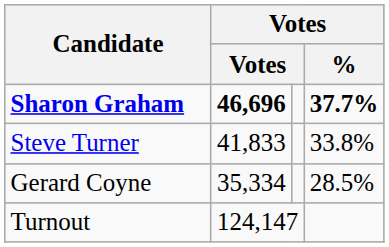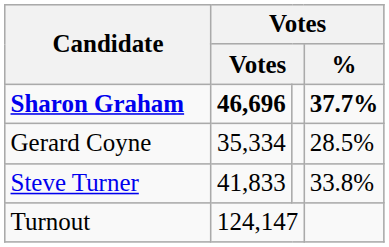rows swapped: (75, 143) <-> (81, 182)
